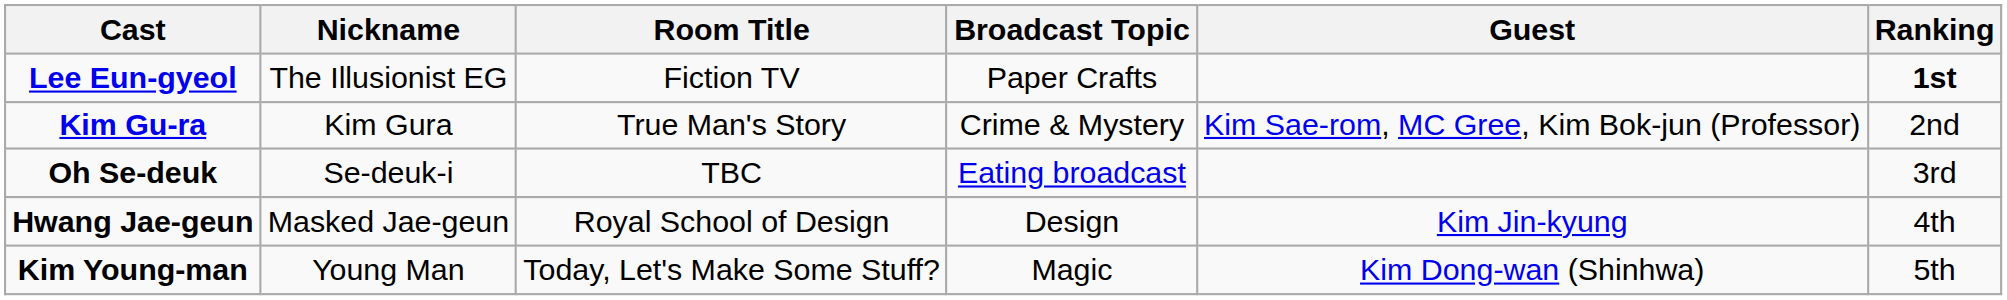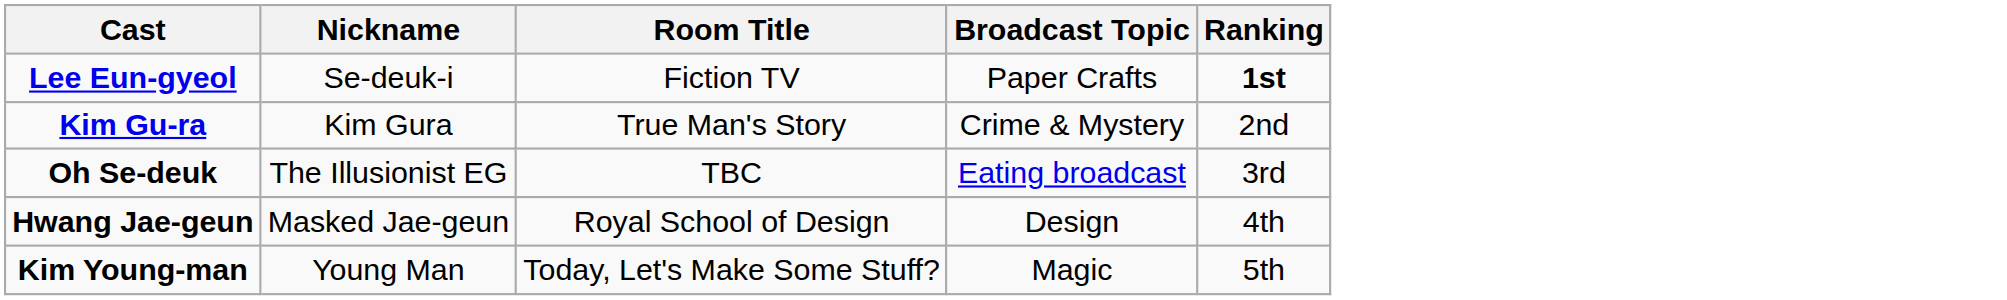- column: (1532, 29)
(388, 77) The Illusionist EG -> (388, 77) Se-deuk-i
(388, 173) Se-deuk-i -> (388, 173) The Illusionist EG
